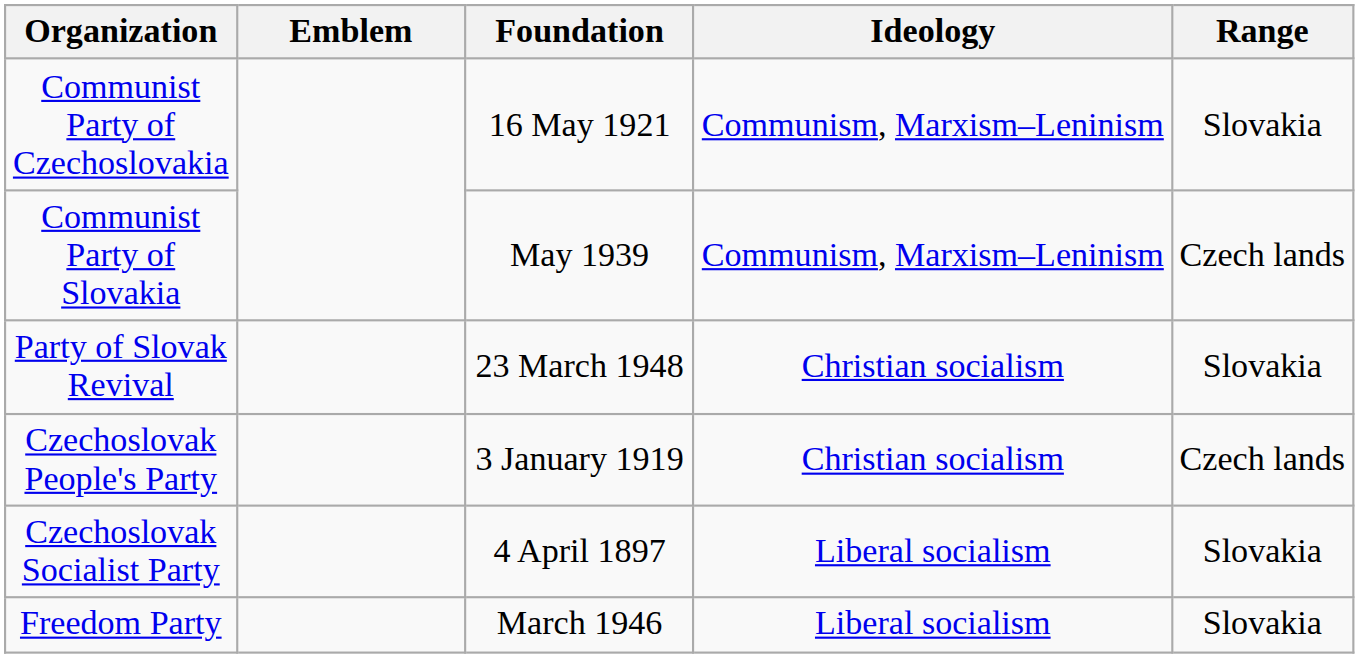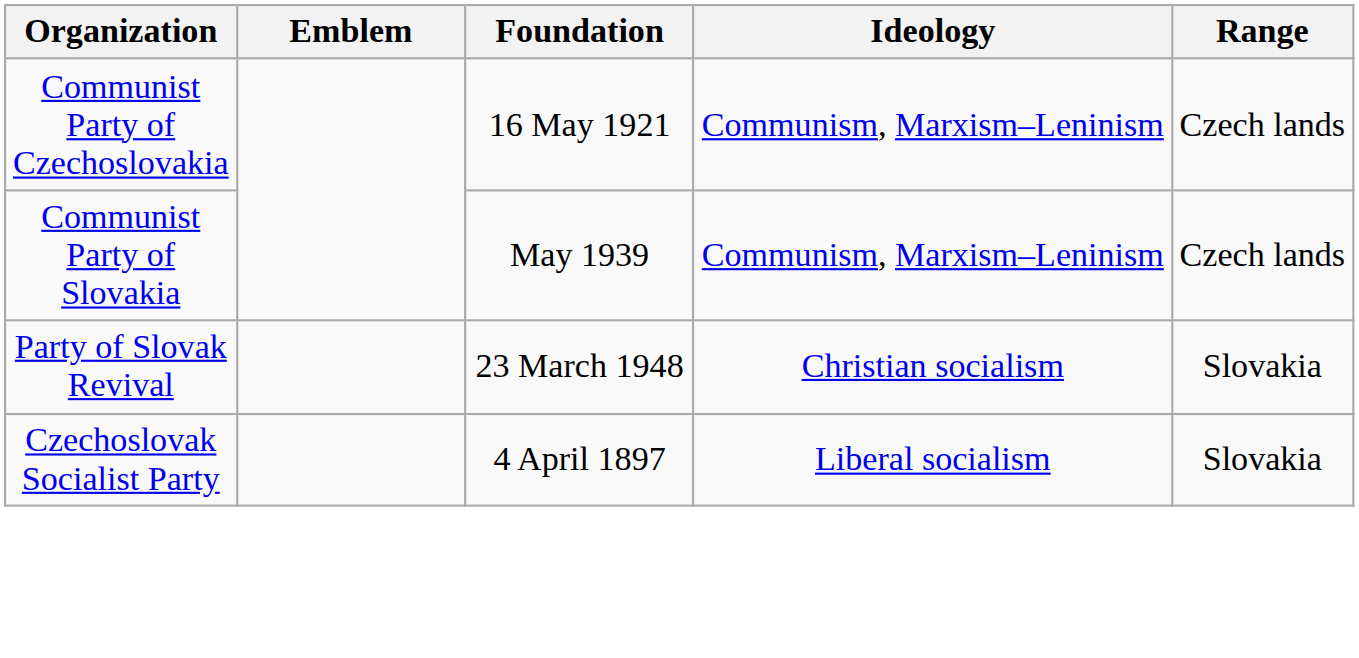(1262, 123) Slovakia -> (1262, 123) Czech lands
- row: (121, 458)
- row: (121, 624)
